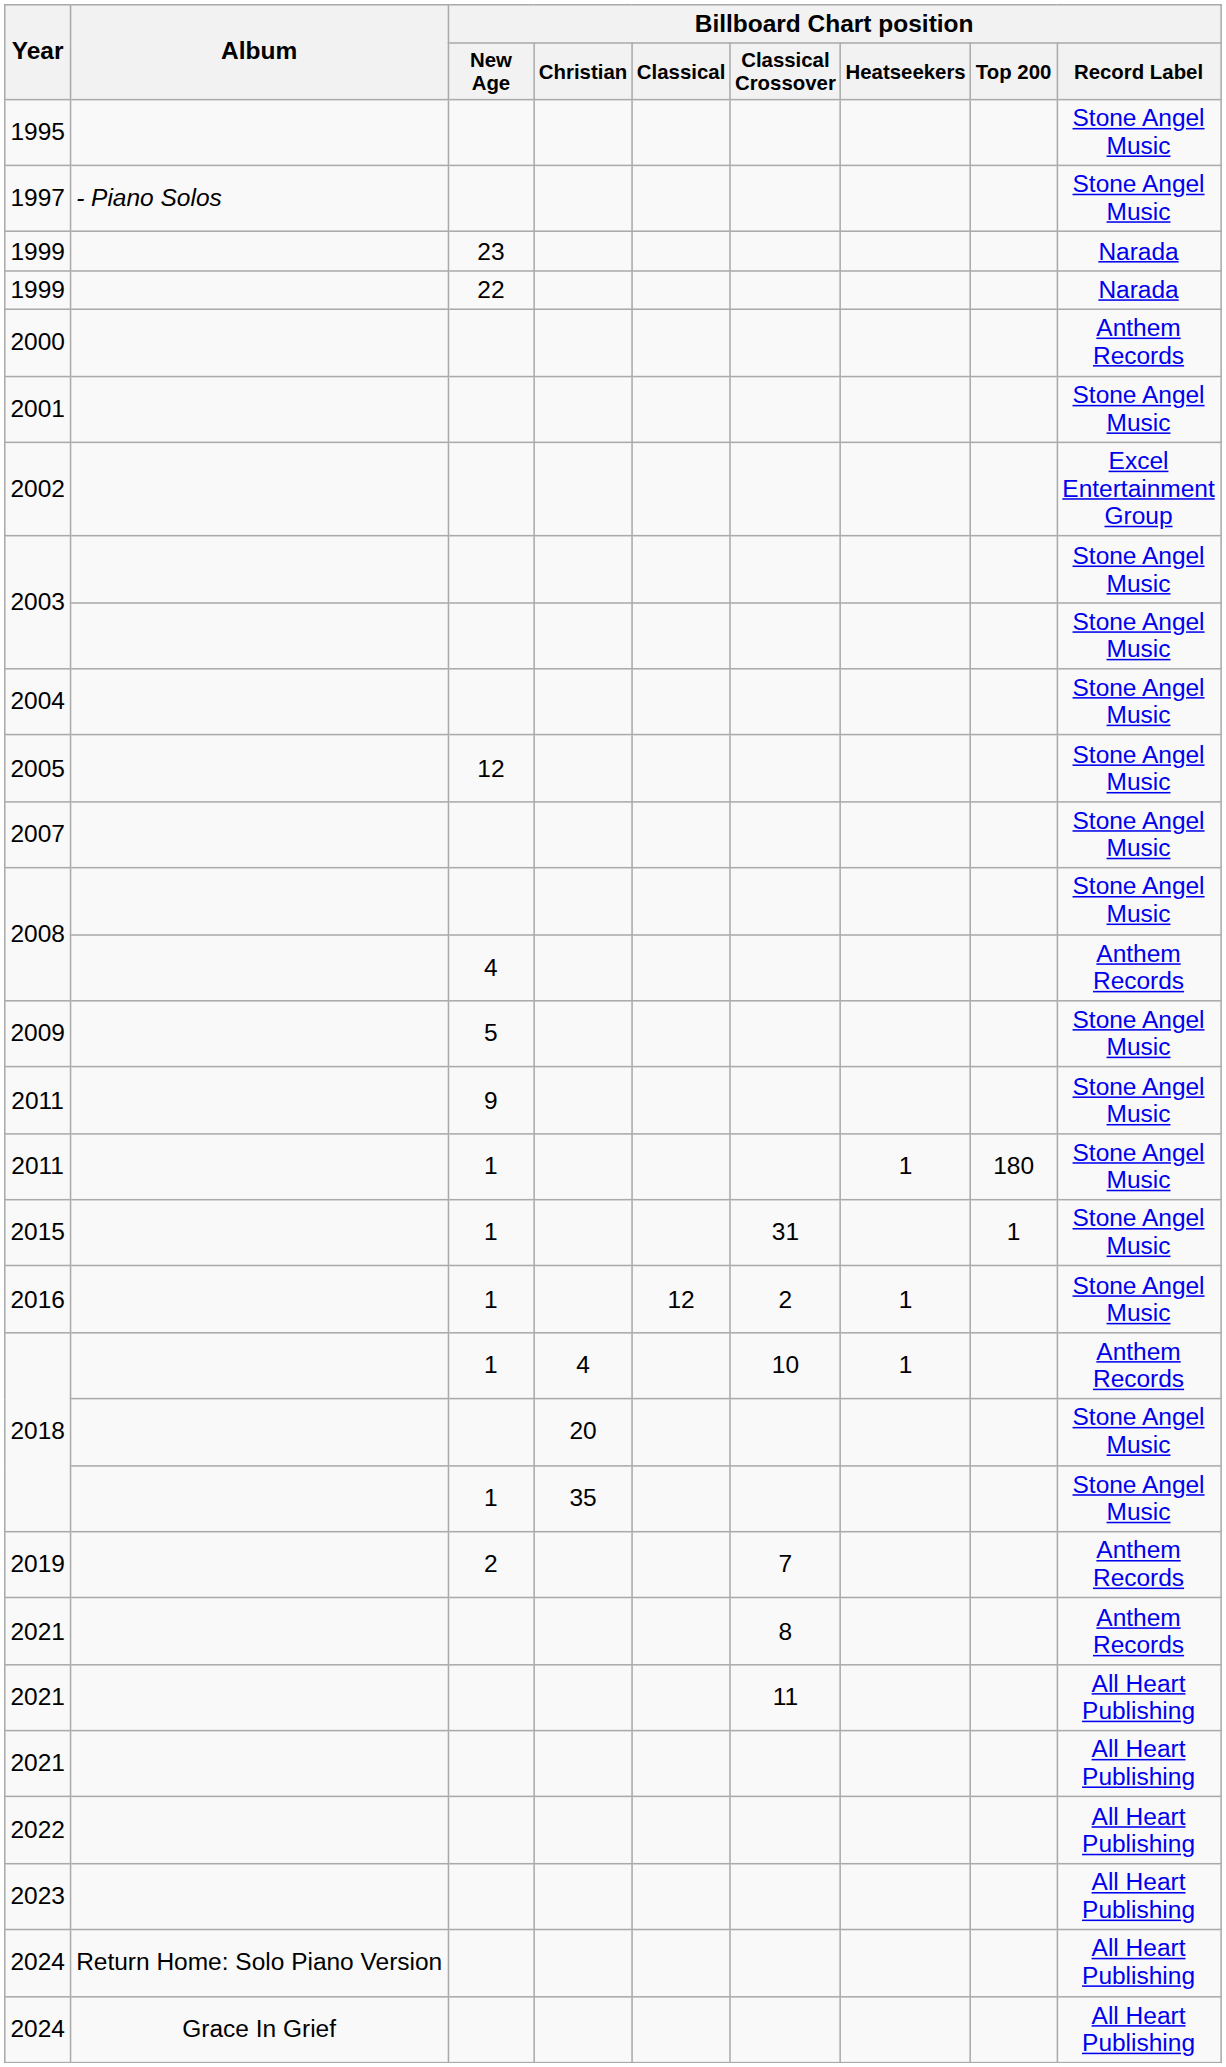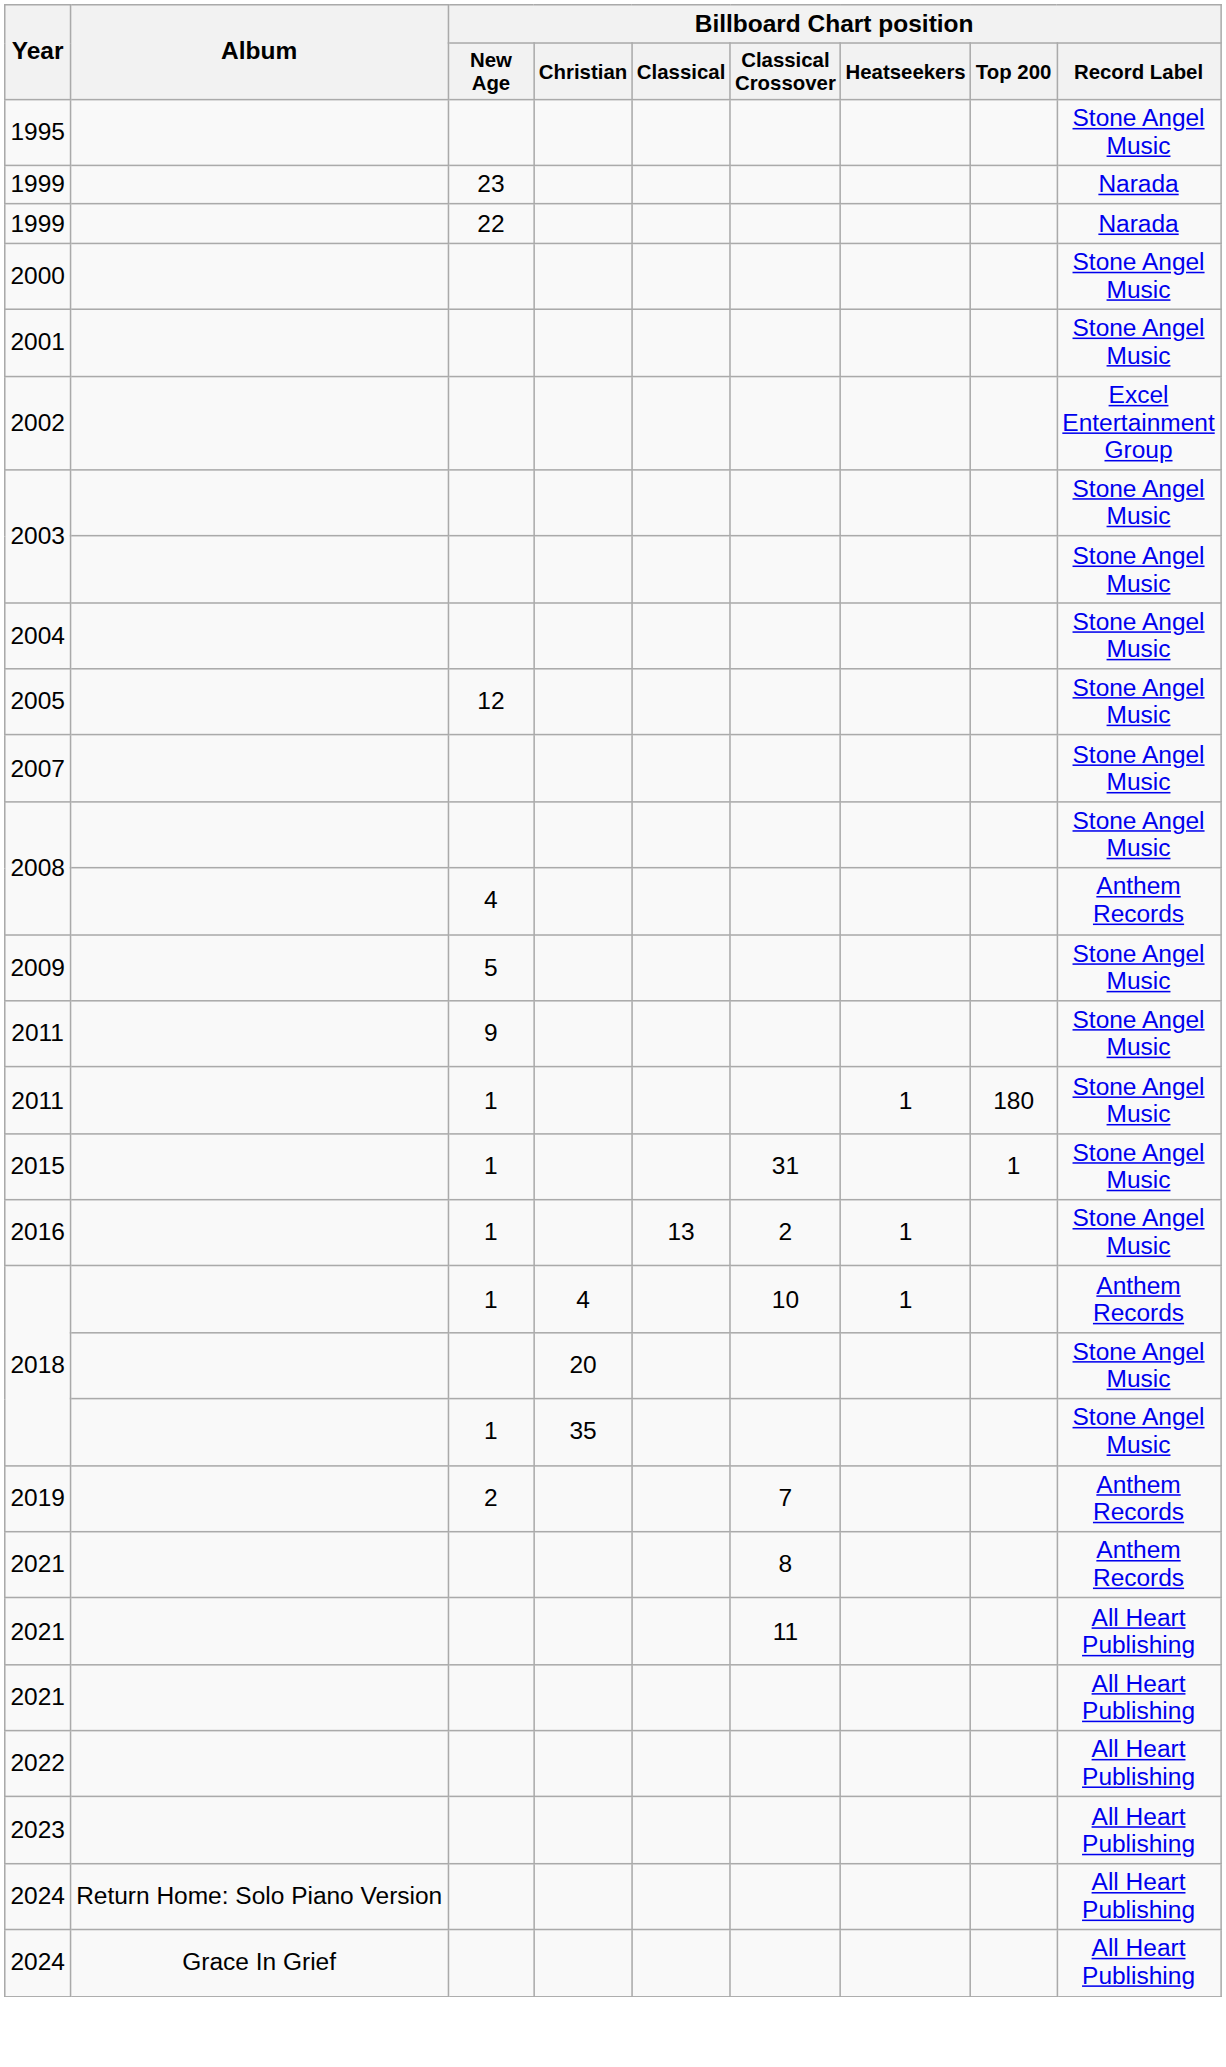- row: (38, 198)
(1139, 342) Anthem Records -> (1139, 276) Stone Angel Music
(681, 1299) 12 -> (681, 1232) 13
